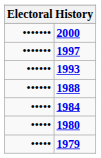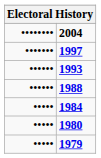+ row: (71, 32)
- row: (68, 32)
